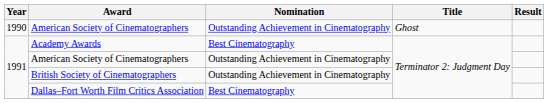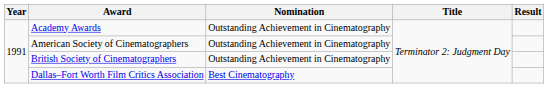- row: (17, 28)
(251, 43) Best Cinematography -> (299, 28) Outstanding Achievement in Cinematography
